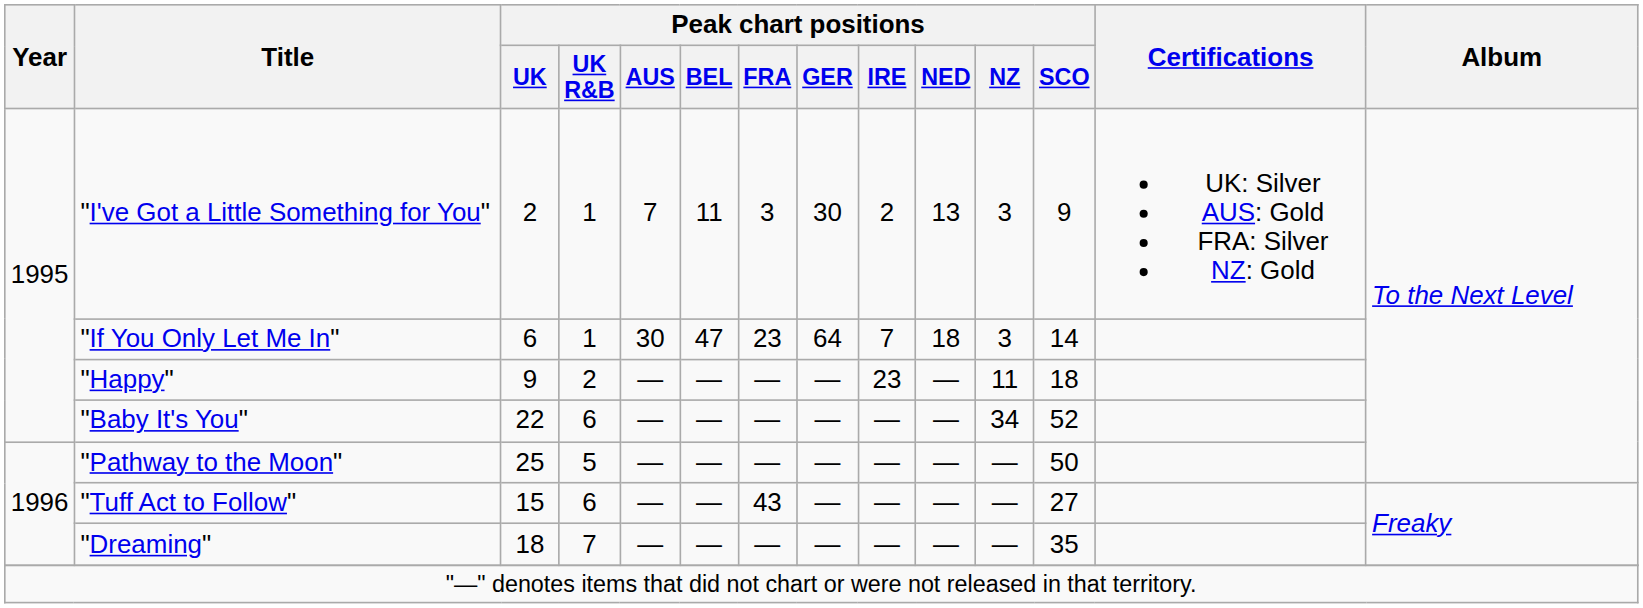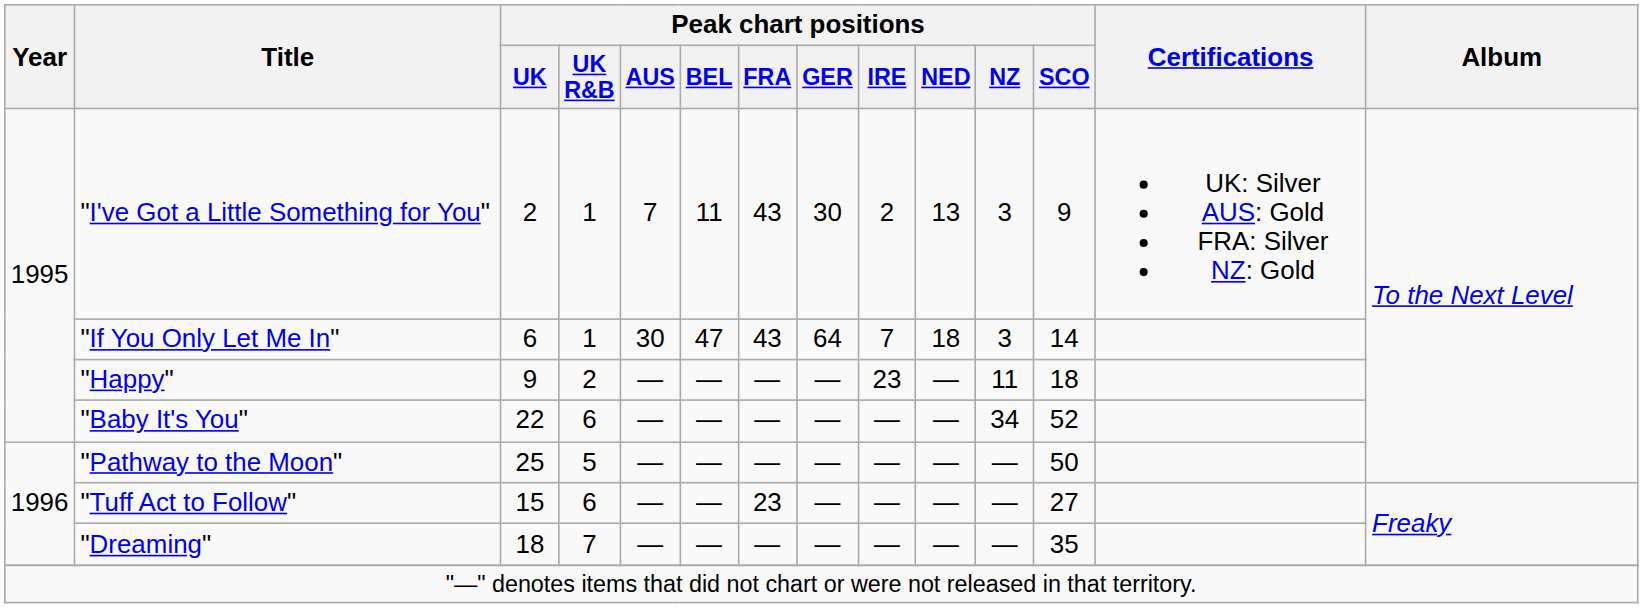(767, 213) 3 -> (767, 213) 43
(767, 338) 23 -> (767, 338) 43
(767, 502) 43 -> (767, 502) 23
